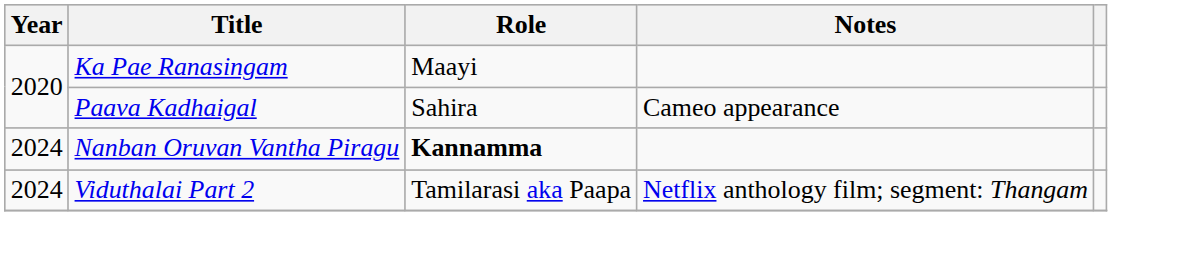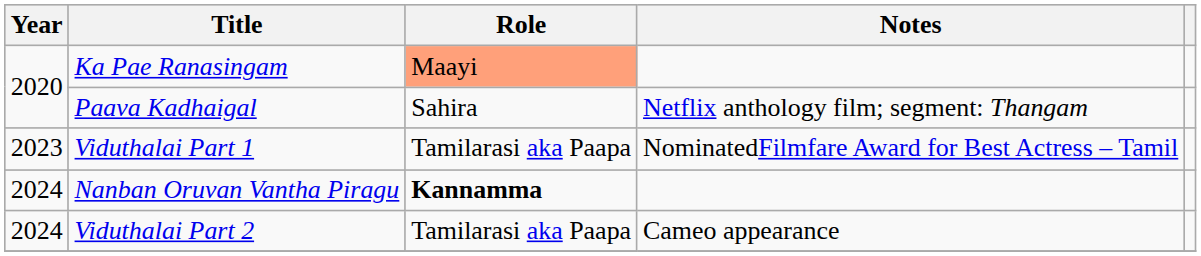(444, 66) no background -> (444, 66) lightsalmon background
(741, 107) Cameo appearance -> (866, 107) Netflix anthology film; segment: Thangam
+ row: (164, 148)
(866, 189) Netflix anthology film; segment: Thangam -> (741, 230) Cameo appearance
